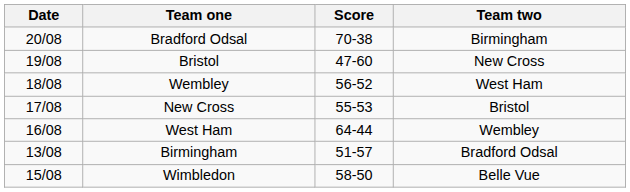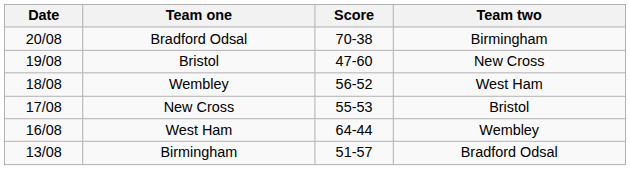- row: (199, 175)
